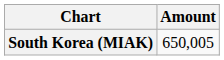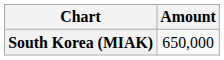(188, 42) 650,005 -> (188, 42) 650,000
